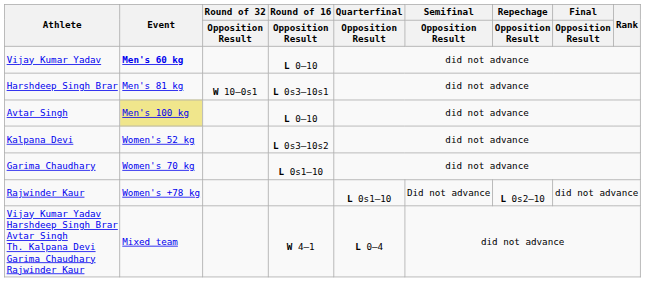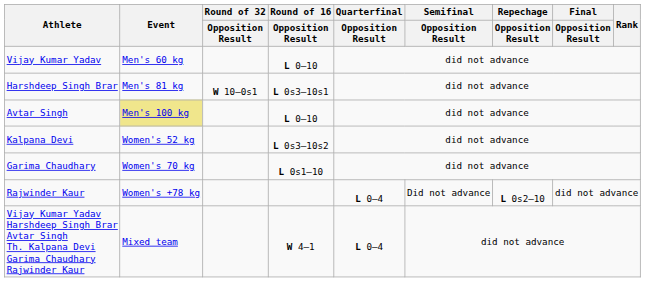(153, 59) bold -> (153, 59) normal
(369, 198) L 0s1–10 -> (369, 198) L 0–4
